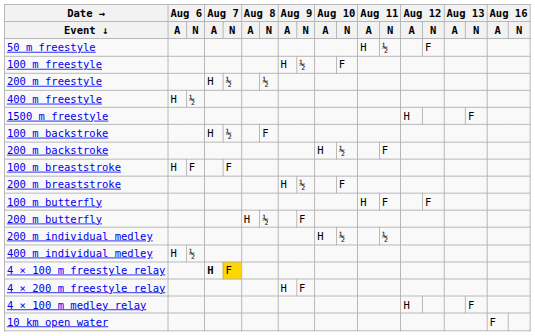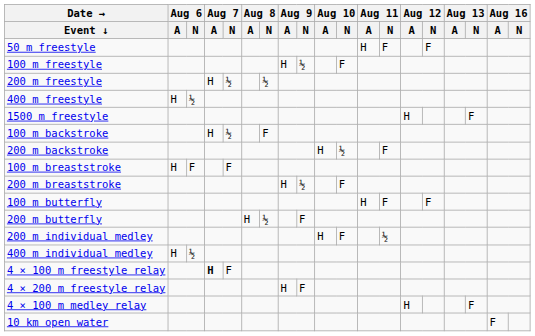(385, 47) ½ -> (385, 47) F
(342, 236) ½ -> (342, 236) F
(229, 270) gold background -> (229, 270) no background
